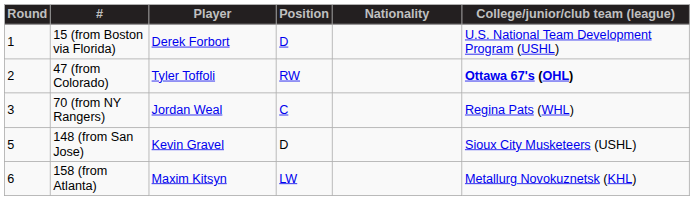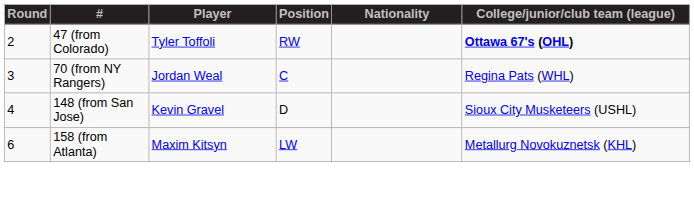- row: (98, 41)
(11, 144) 5 -> (11, 110) 4
